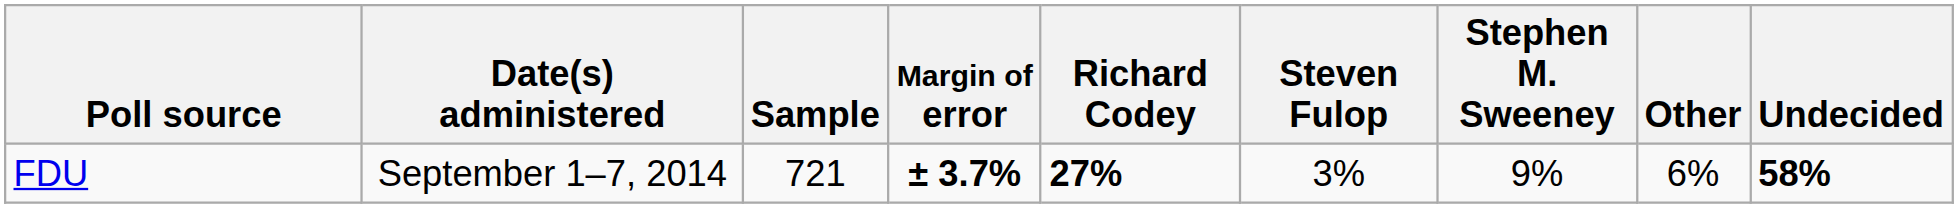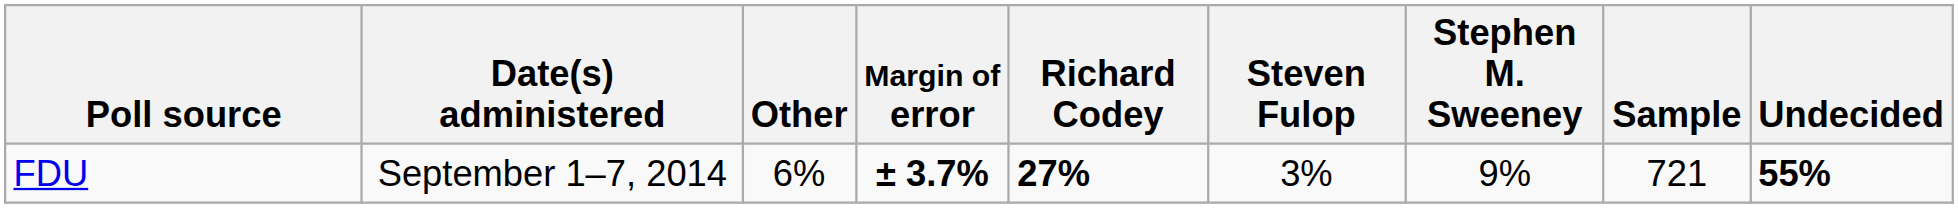columns swapped: (815, 115) <-> (1693, 115)
(1795, 172) 58% -> (1795, 172) 55%
